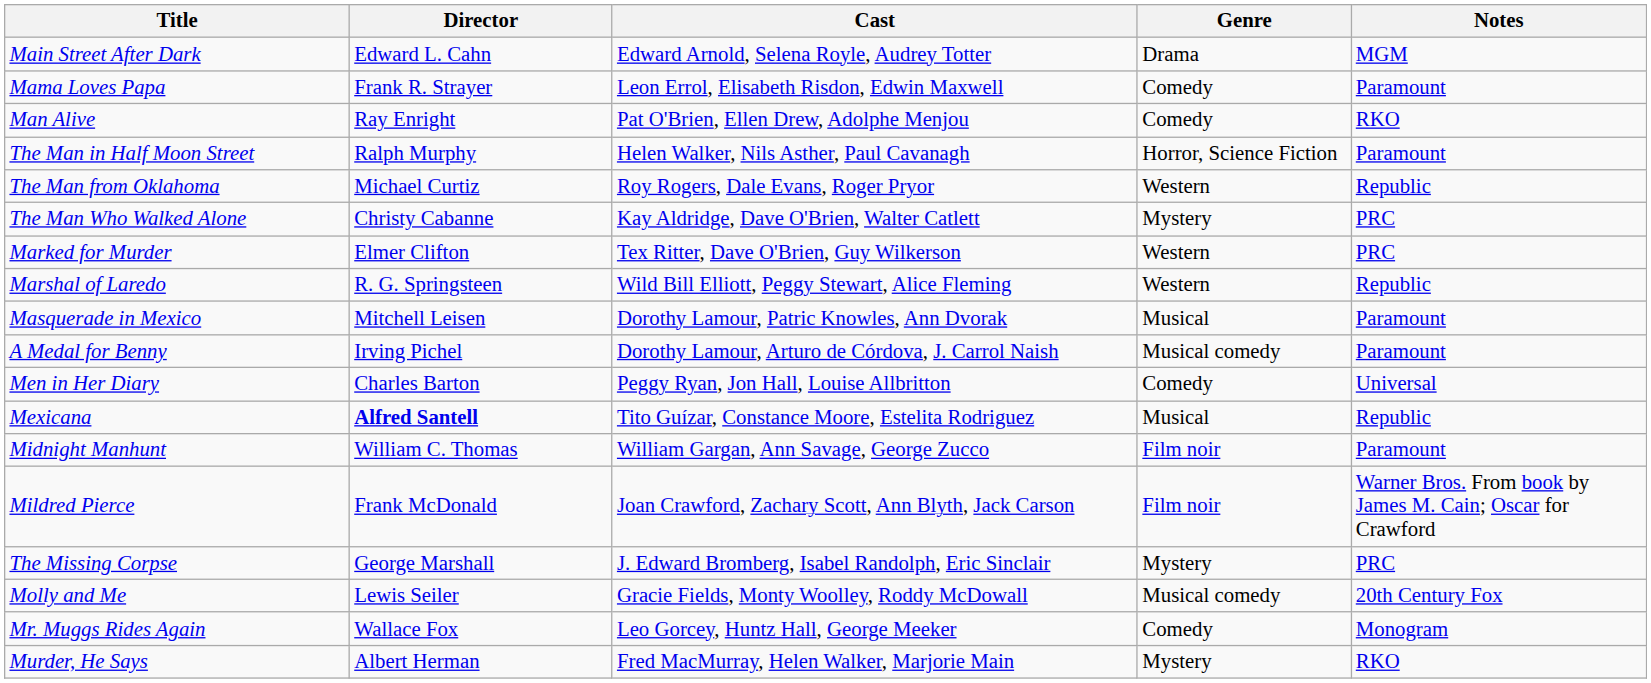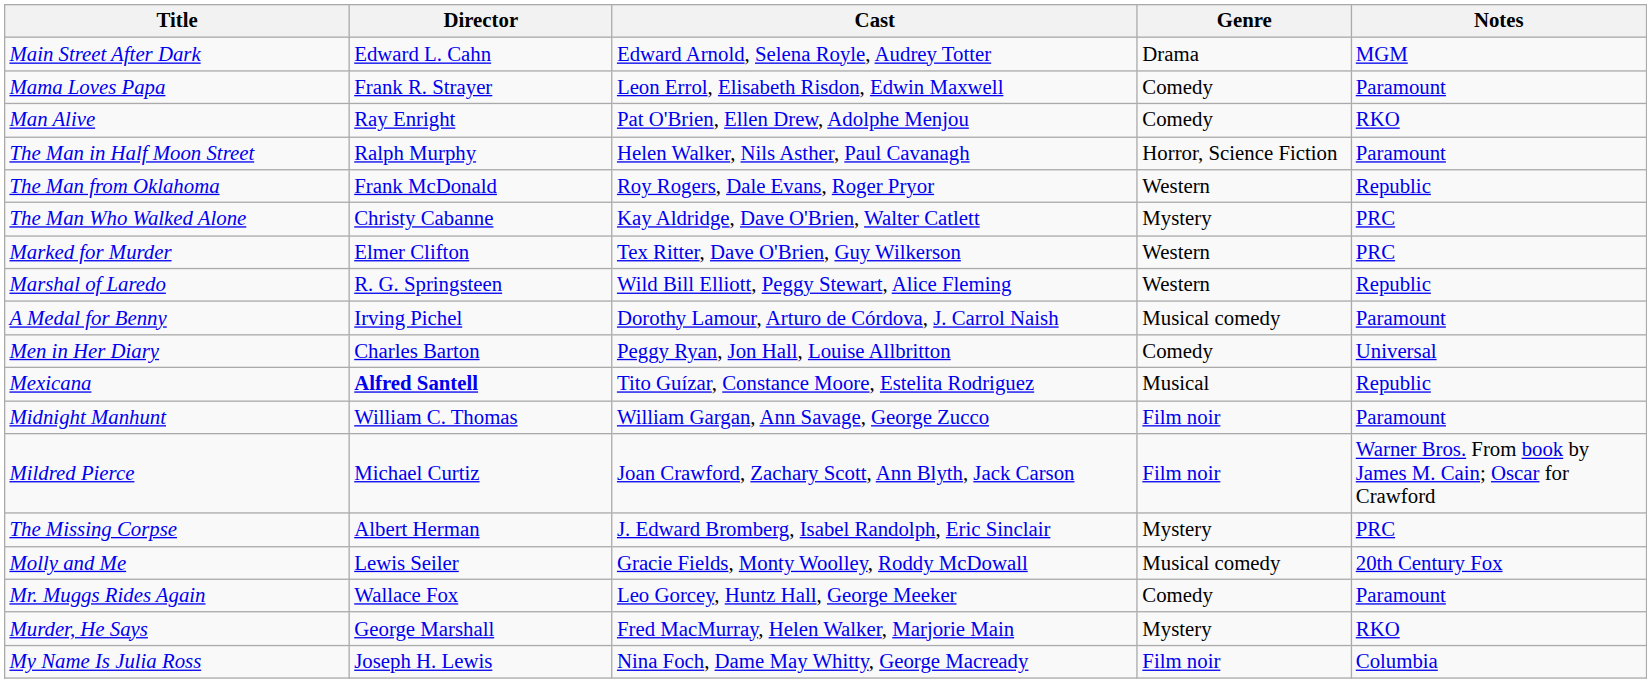(417, 185) Michael Curtiz -> (426, 185) Frank McDonald
- row: (105, 317)
(426, 506) Frank McDonald -> (417, 473) Michael Curtiz
(424, 562) George Marshall -> (417, 529) Albert Herman
(1402, 628) Monogram -> (1401, 595) Paramount
(417, 661) Albert Herman -> (424, 628) George Marshall
+ row: (105, 661)
